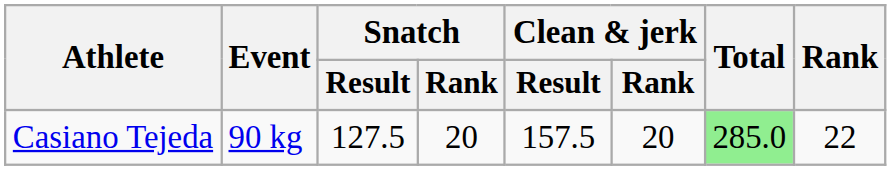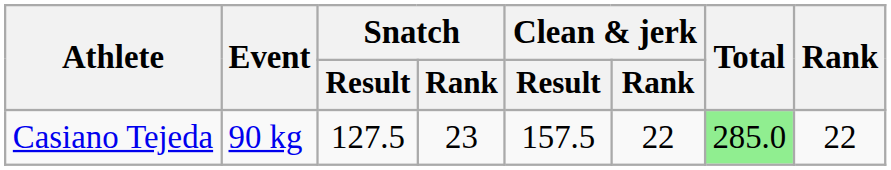(462, 137) 20 -> (462, 137) 23
(658, 137) 20 -> (658, 137) 22
